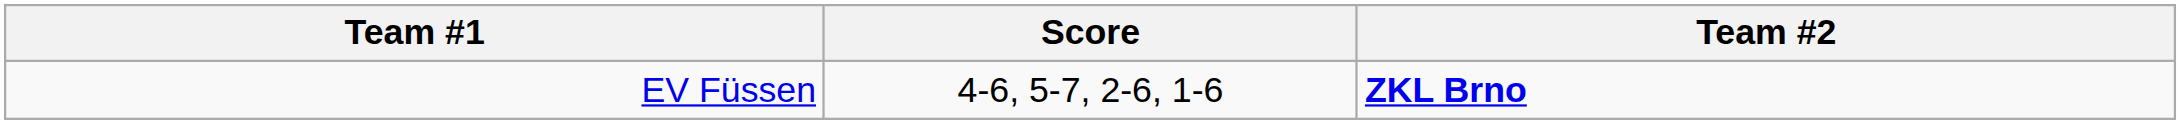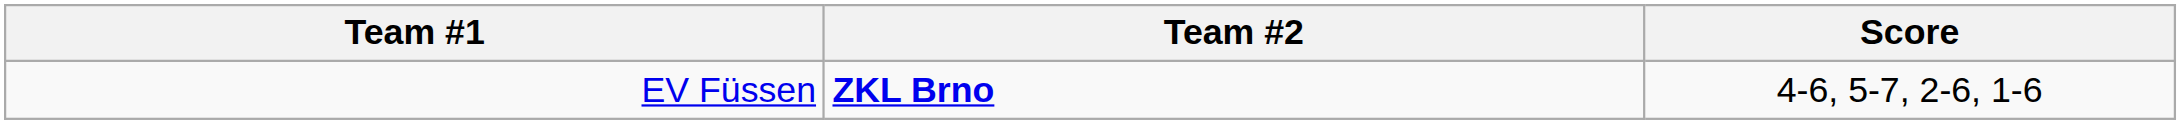columns swapped: (1090, 32) <-> (1766, 32)
